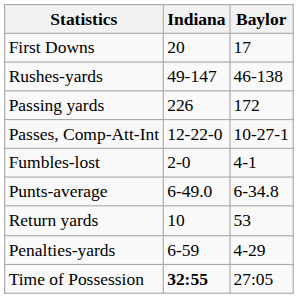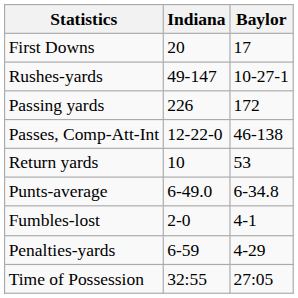(258, 76) 46-138 -> (261, 76) 10-27-1
(261, 134) 10-27-1 -> (258, 134) 46-138
rows swapped: (54, 220) <-> (54, 163)
(188, 278) bold -> (187, 278) normal
